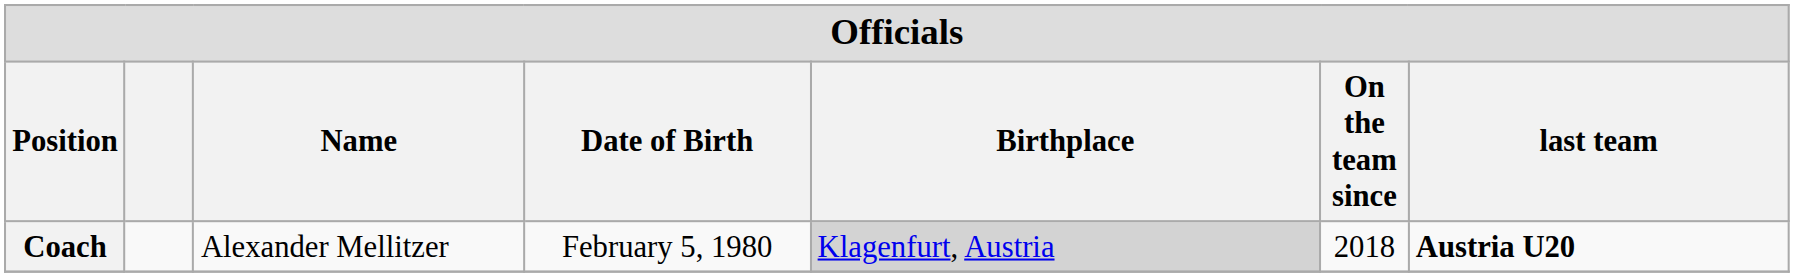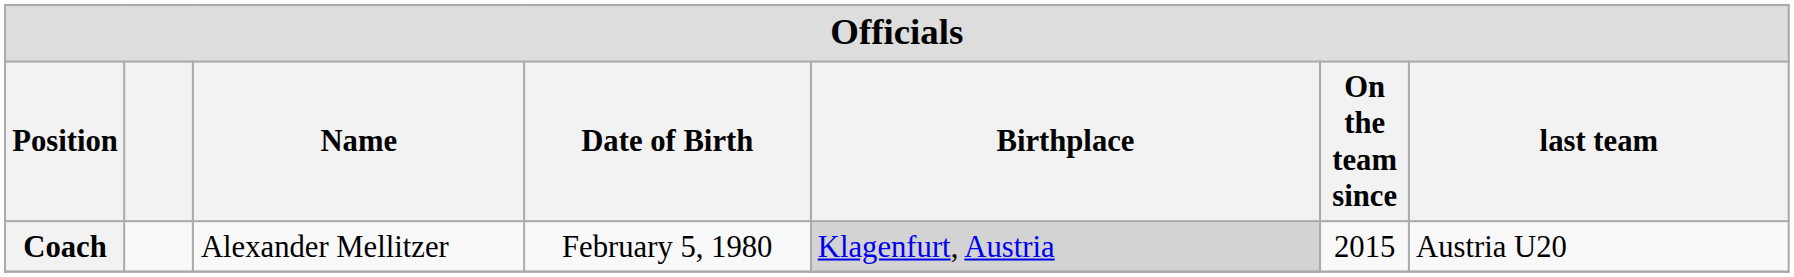(1364, 246) 2018 -> (1365, 246) 2015
(1496, 246) bold -> (1492, 246) normal
